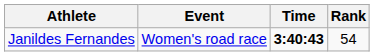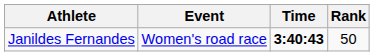(348, 39) 54 -> (348, 39) 50
